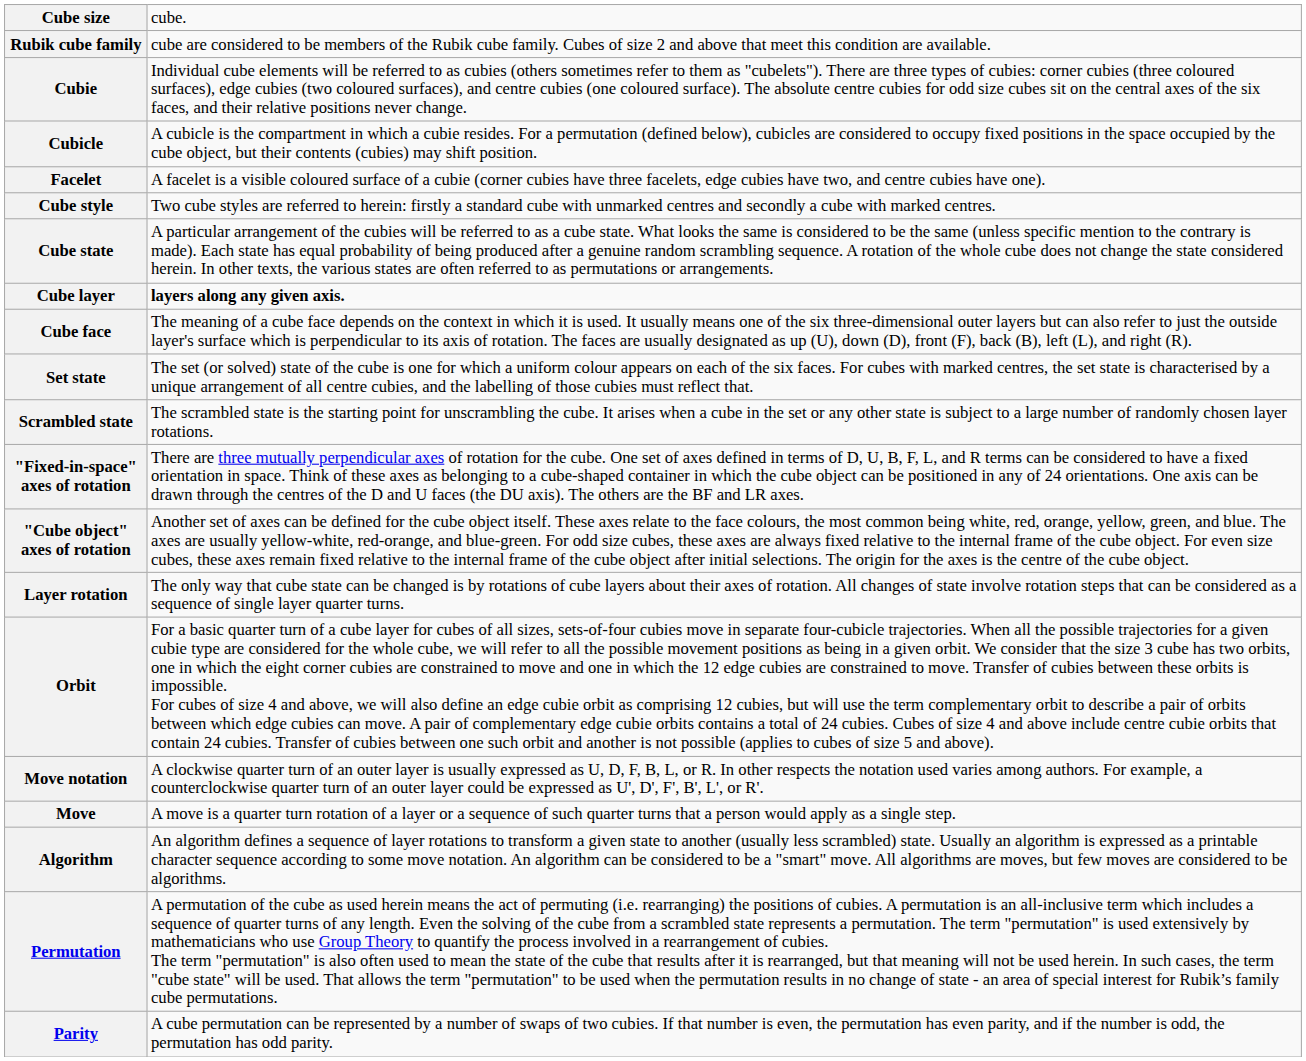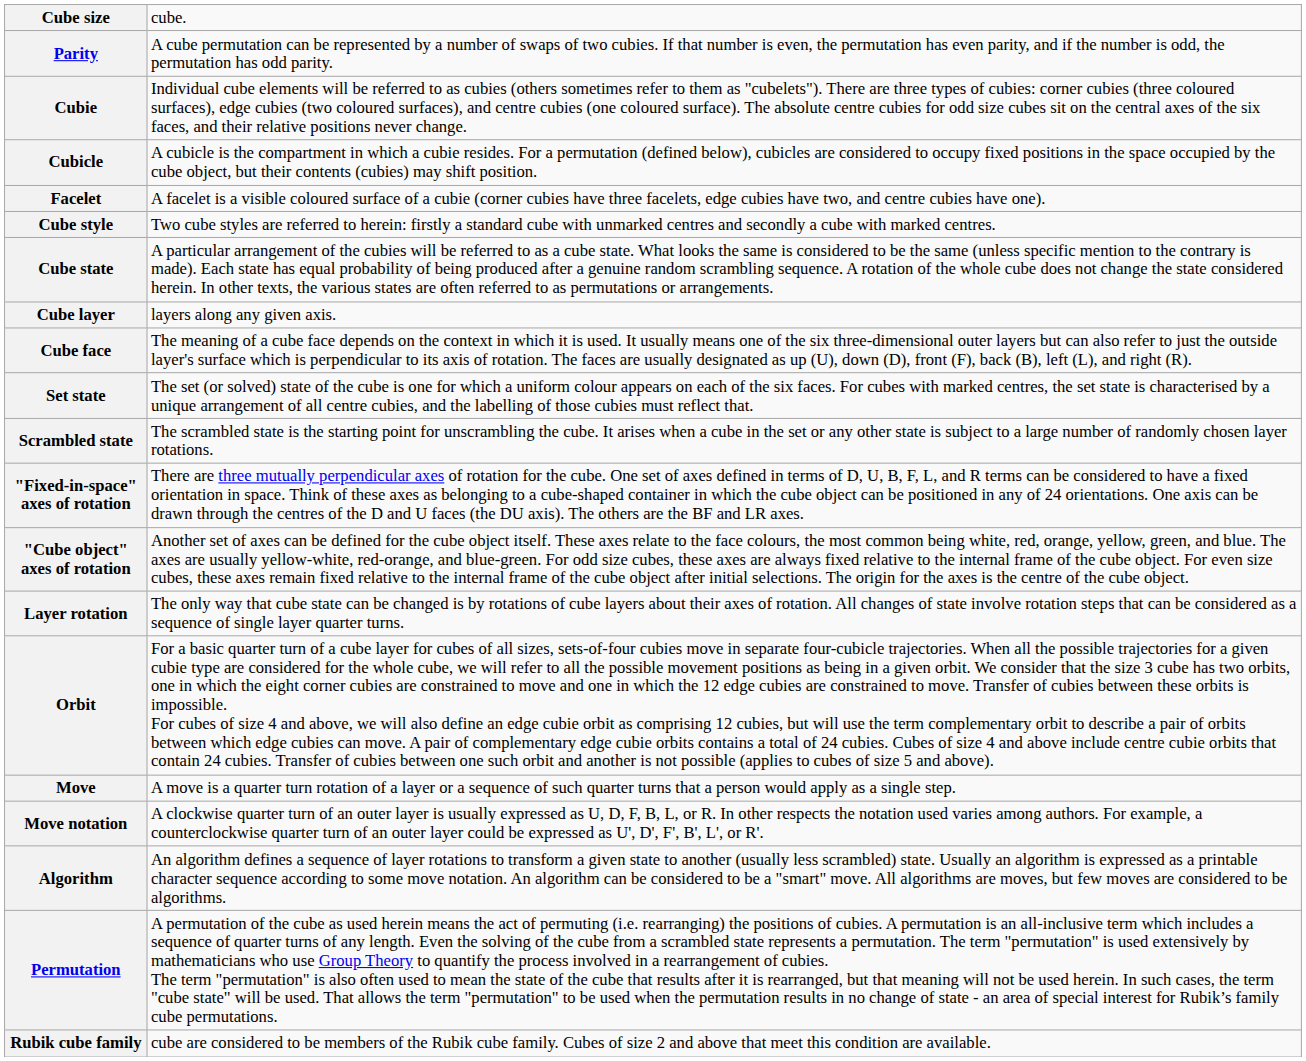rows swapped: (76, 44) <-> (76, 1033)
(248, 296) bold -> (244, 314) normal
rows swapped: (76, 814) <-> (76, 778)
